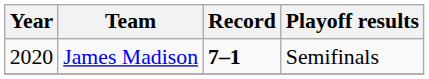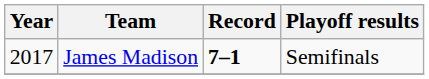(31, 56) 2020 -> (31, 56) 2017
